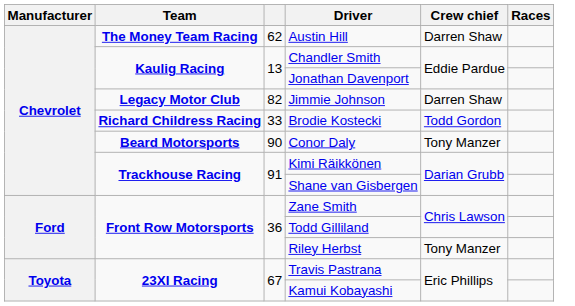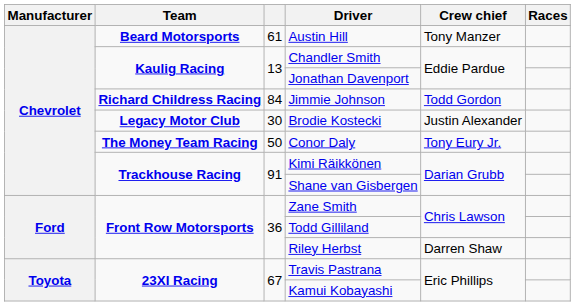(180, 36) The Money Team Racing -> (180, 36) Beard Motorsports
(275, 36) 62 -> (275, 36) 61
(463, 36) Darren Shaw -> (462, 36) Tony Manzer
(180, 100) Legacy Motor Club -> (180, 100) Richard Childress Racing
(275, 100) 82 -> (275, 100) 84
(463, 100) Darren Shaw -> (463, 100) Todd Gordon
(180, 121) Richard Childress Racing -> (180, 121) Legacy Motor Club
(275, 121) 33 -> (275, 121) 30
(463, 121) Todd Gordon -> (473, 121) Justin Alexander
(180, 142) Beard Motorsports -> (180, 142) The Money Team Racing
(275, 142) 90 -> (275, 142) 50
(462, 142) Tony Manzer -> (463, 142) Tony Eury Jr.
(462, 248) Tony Manzer -> (463, 248) Darren Shaw
